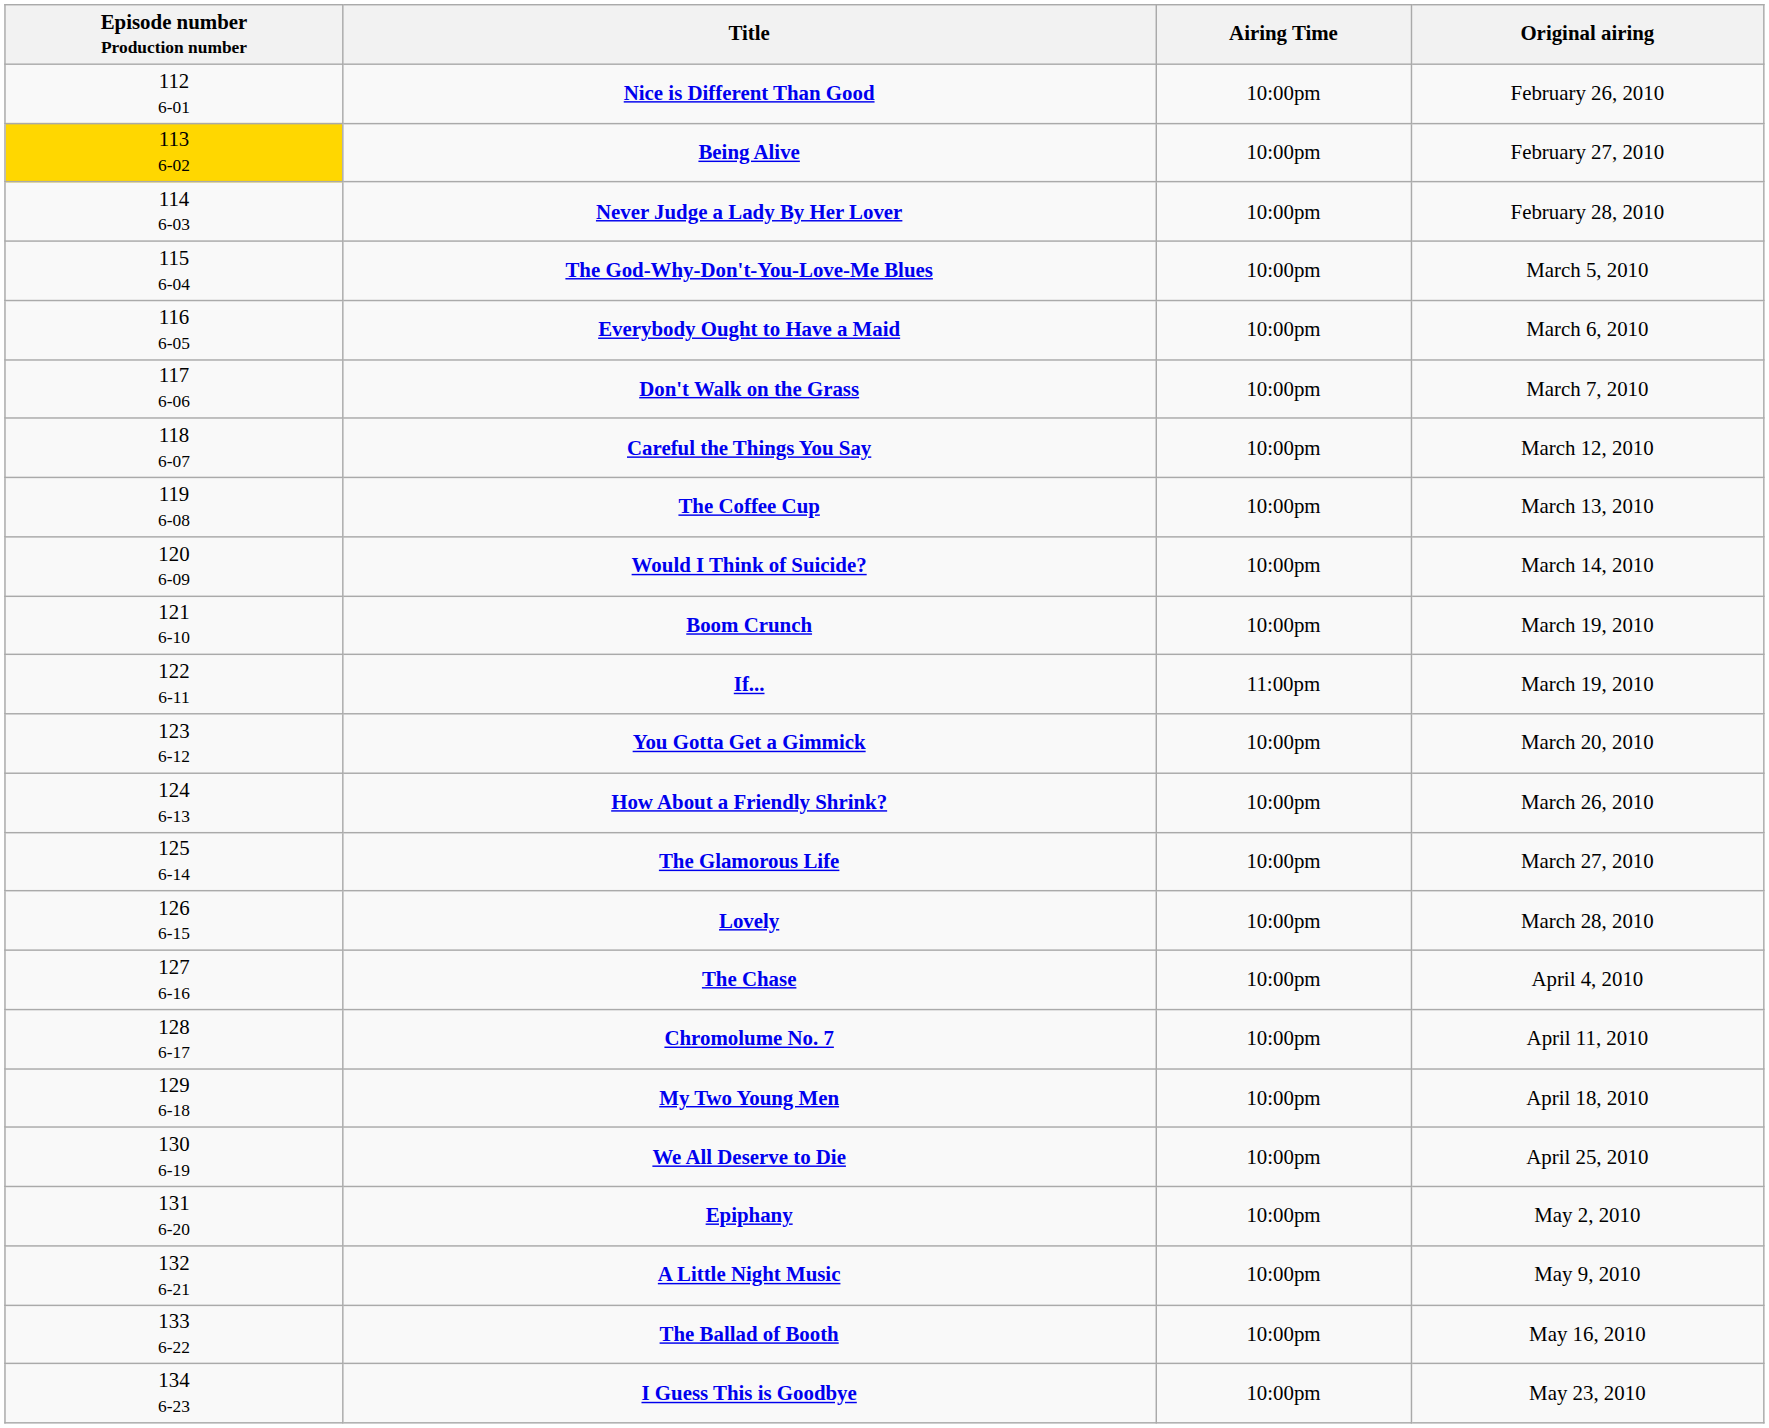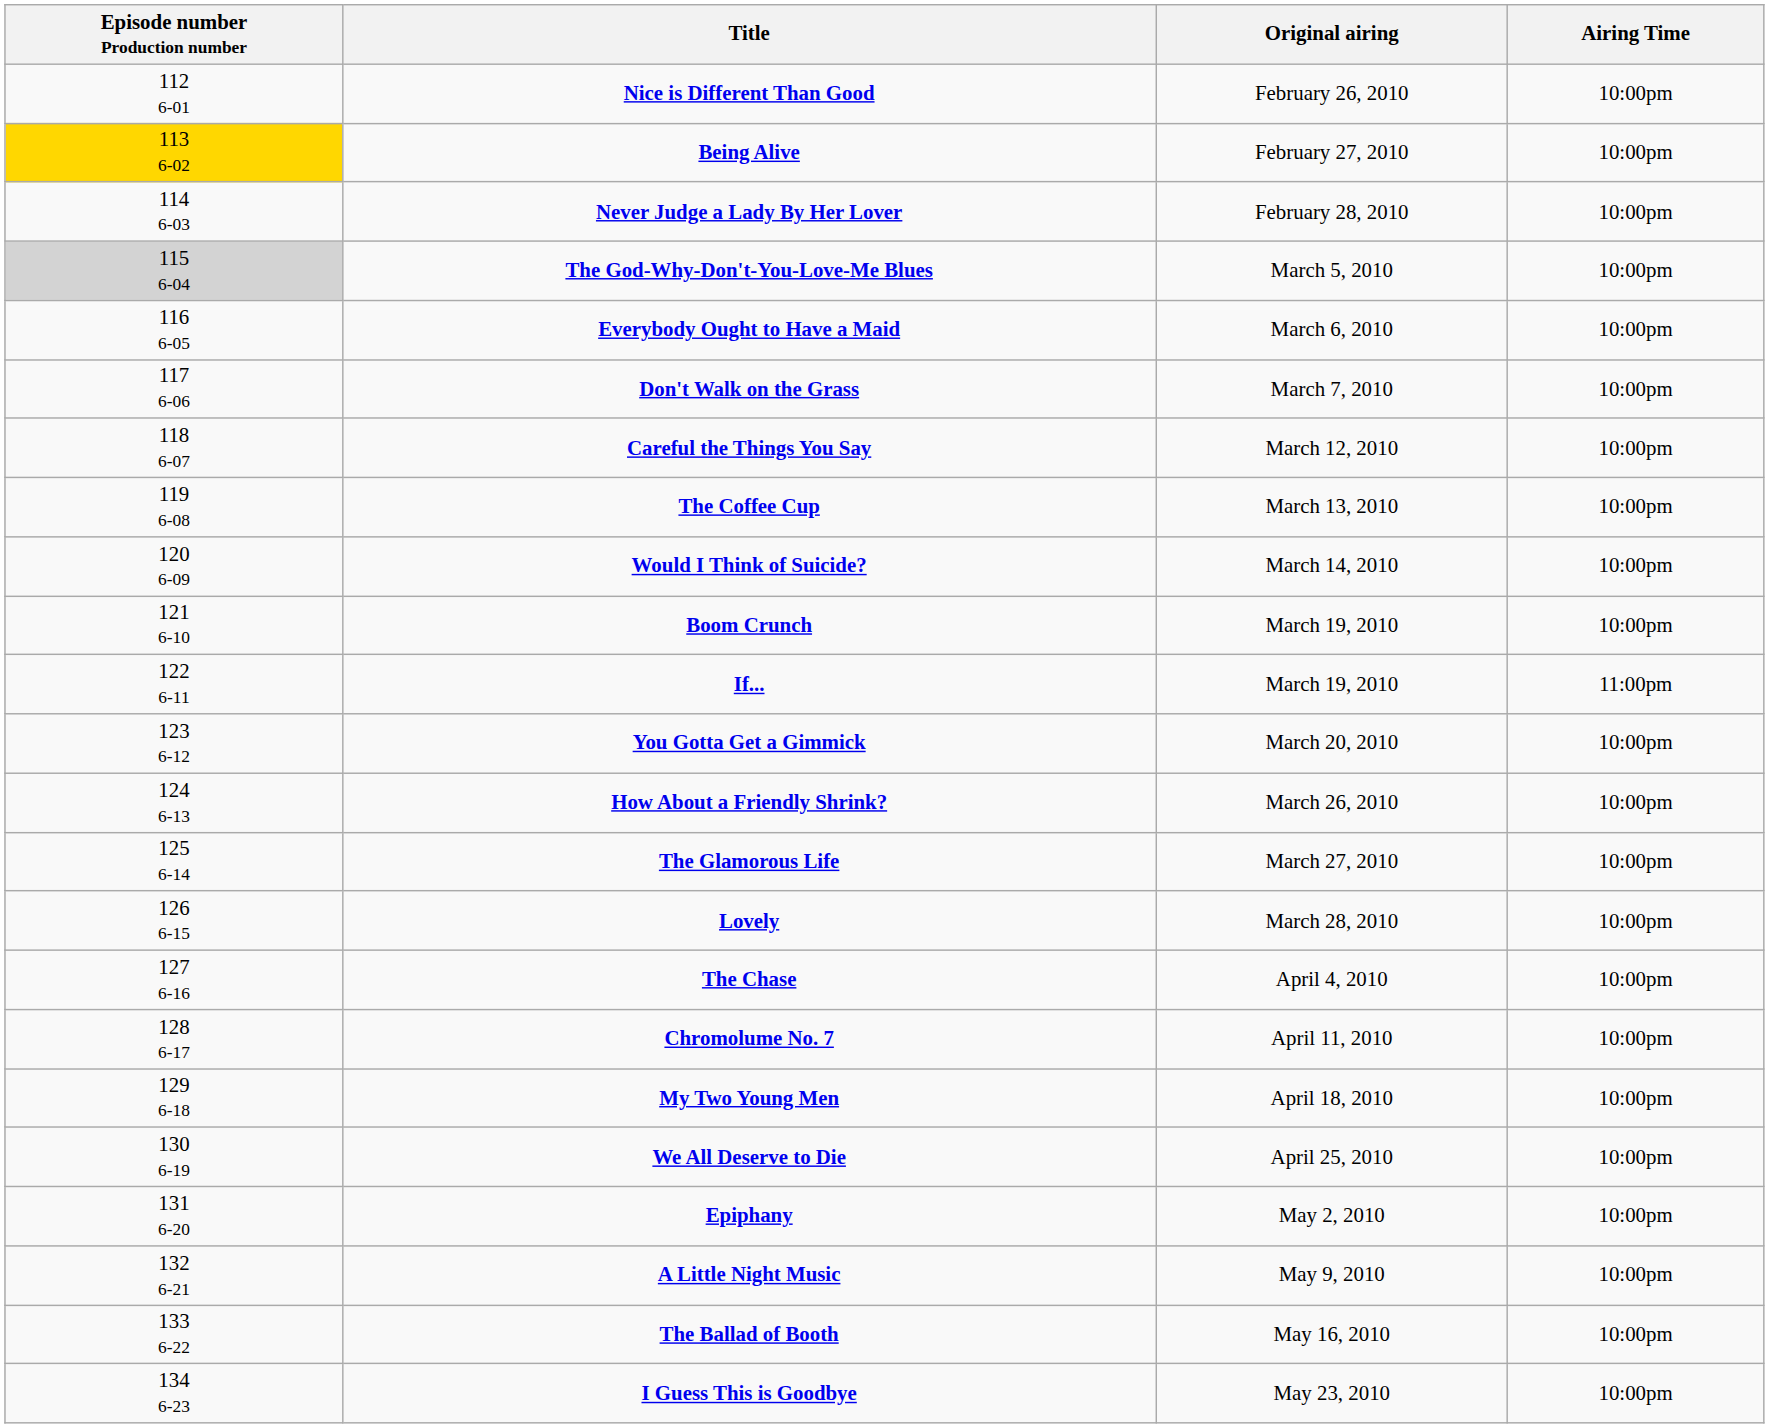columns swapped: (1587, 34) <-> (1283, 34)
(174, 270) no background -> (174, 270) lightgrey background
